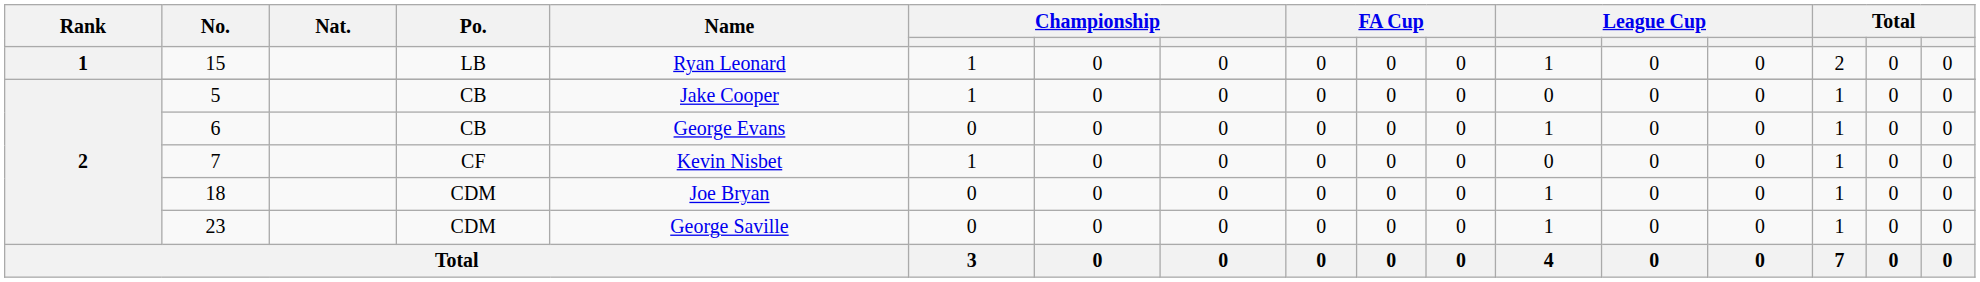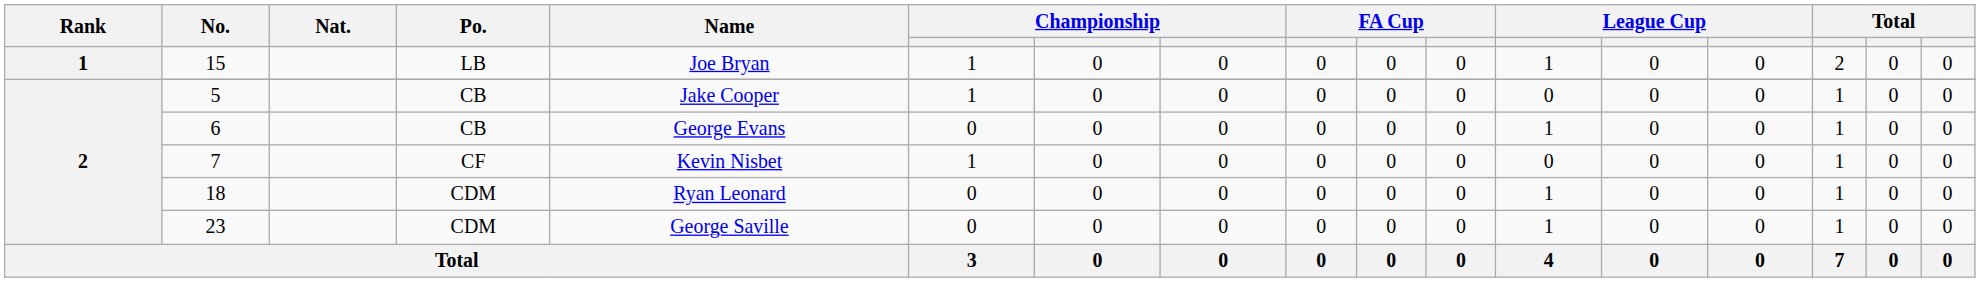(729, 63) Ryan Leonard -> (729, 63) Joe Bryan
(729, 194) Joe Bryan -> (729, 194) Ryan Leonard
